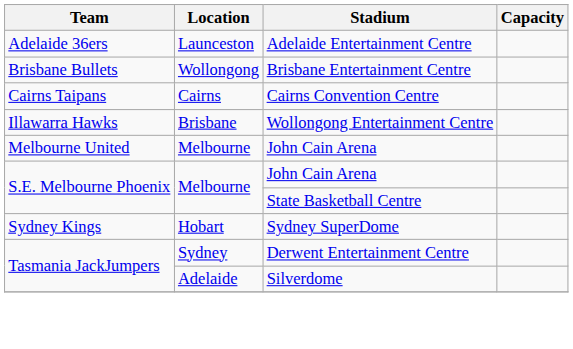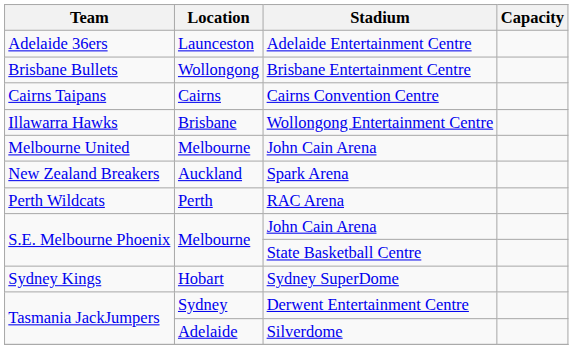+ row: (84, 174)
+ row: (57, 200)
